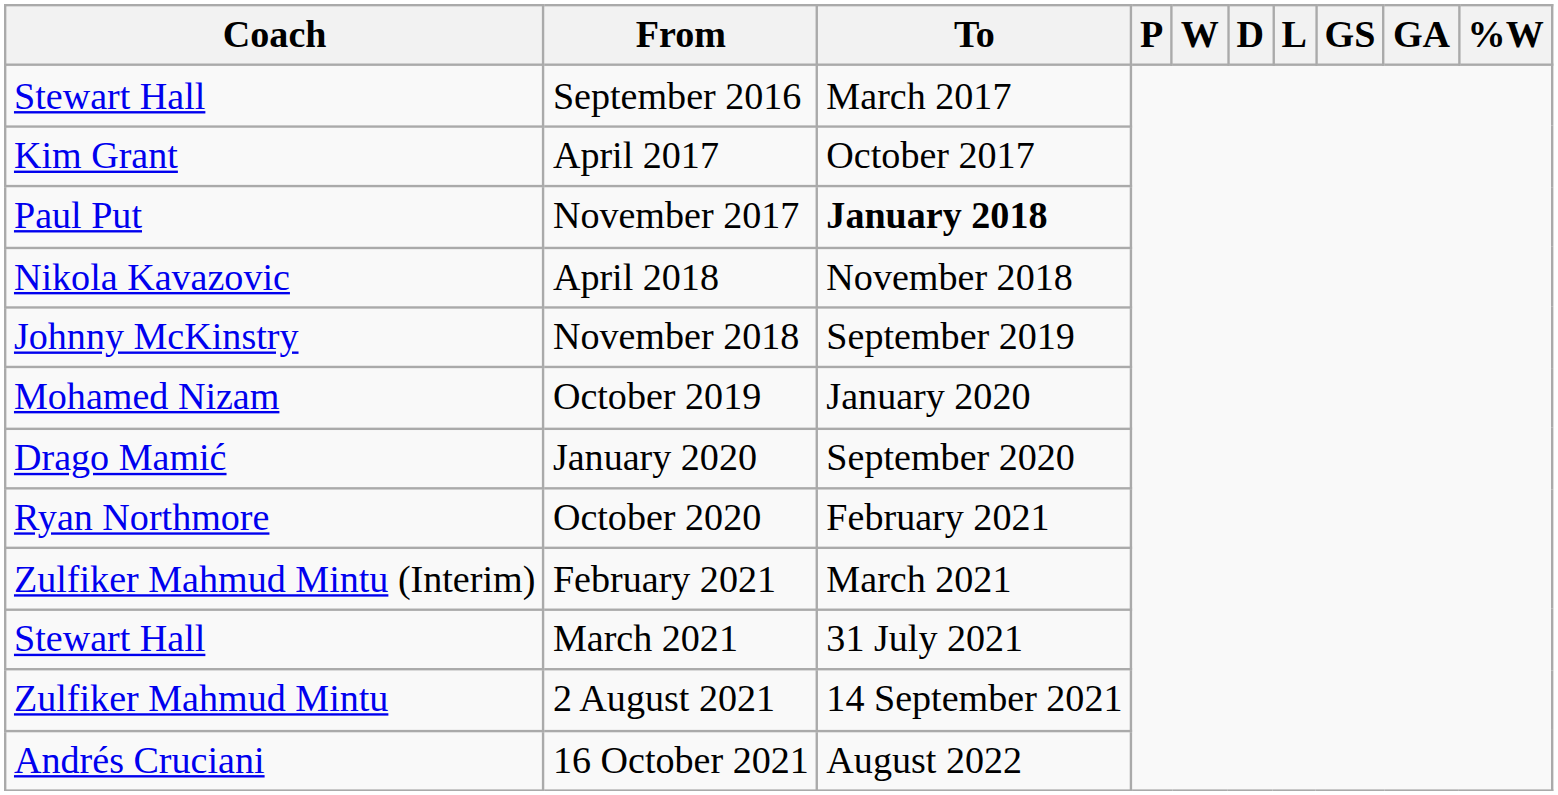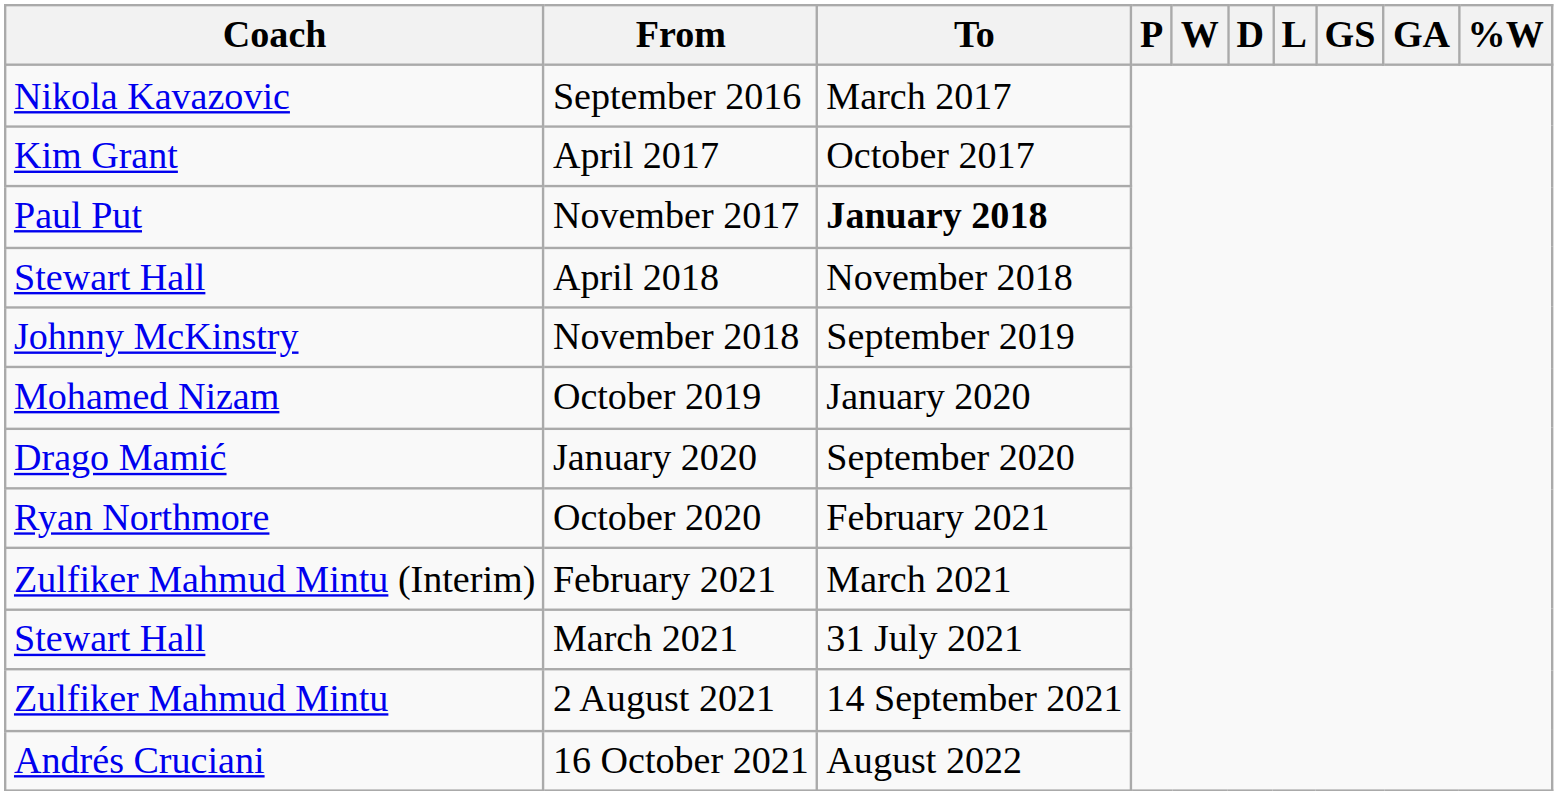(110, 95) Stewart Hall -> (152, 95) Nikola Kavazovic
(152, 276) Nikola Kavazovic -> (110, 276) Stewart Hall
